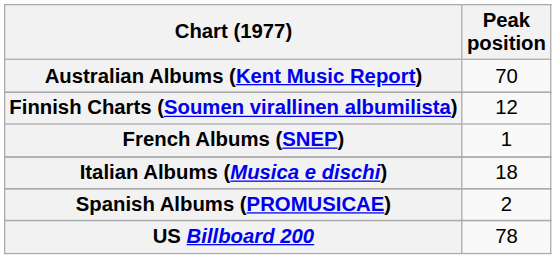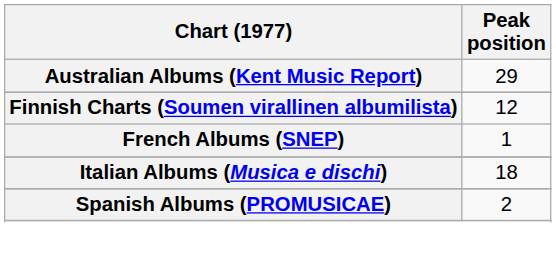(506, 75) 70 -> (506, 75) 29
- row: (233, 236)
